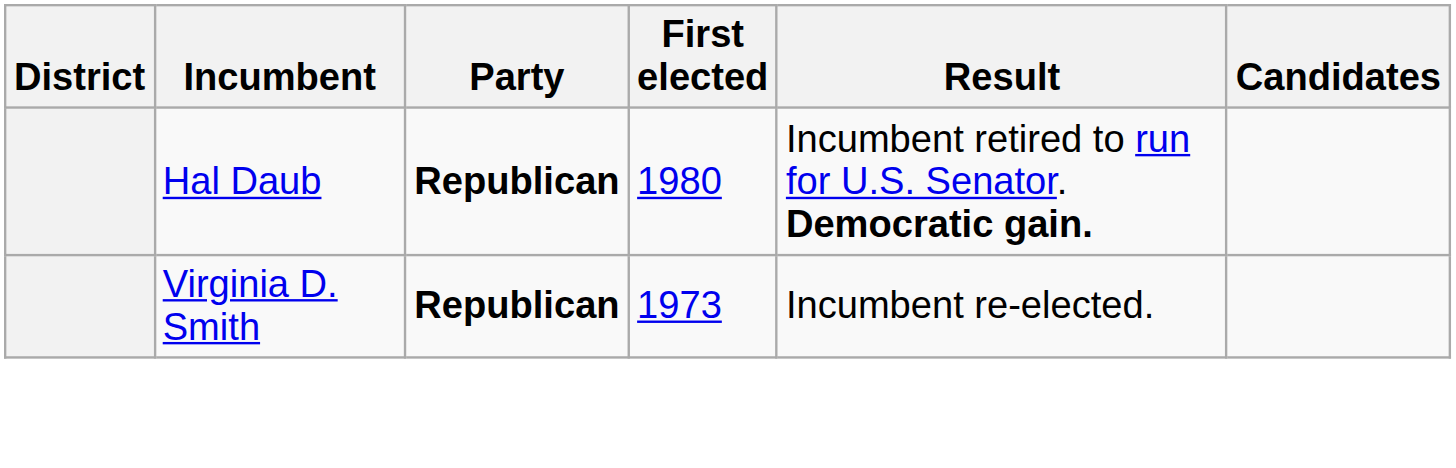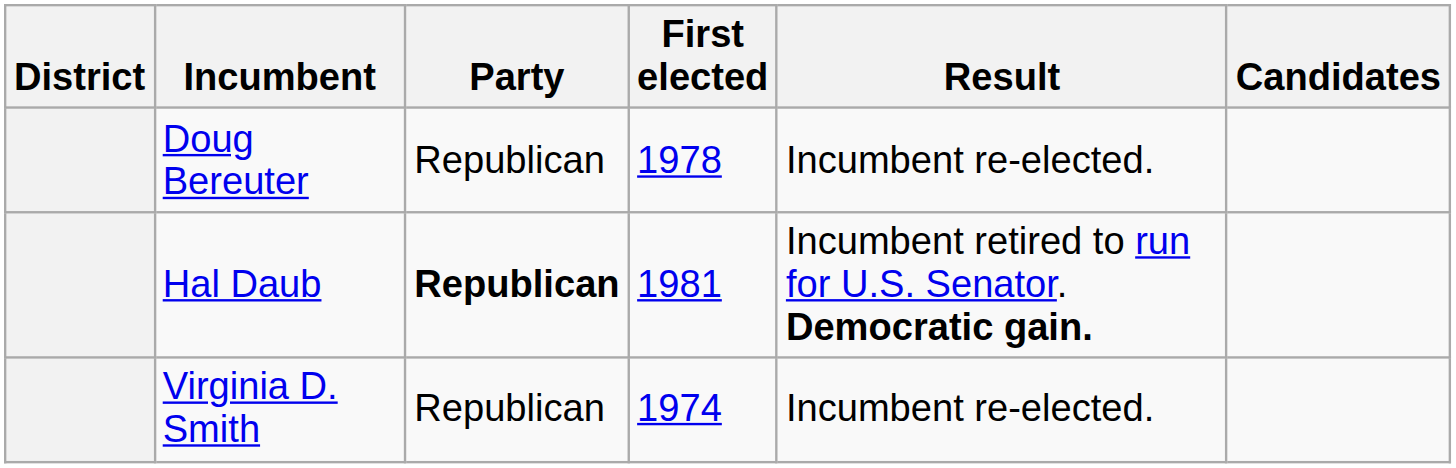+ row: (236, 159)
(679, 180) 1980 -> (679, 284) 1981
(517, 305) bold -> (510, 408) normal
(679, 305) 1973 -> (679, 408) 1974
